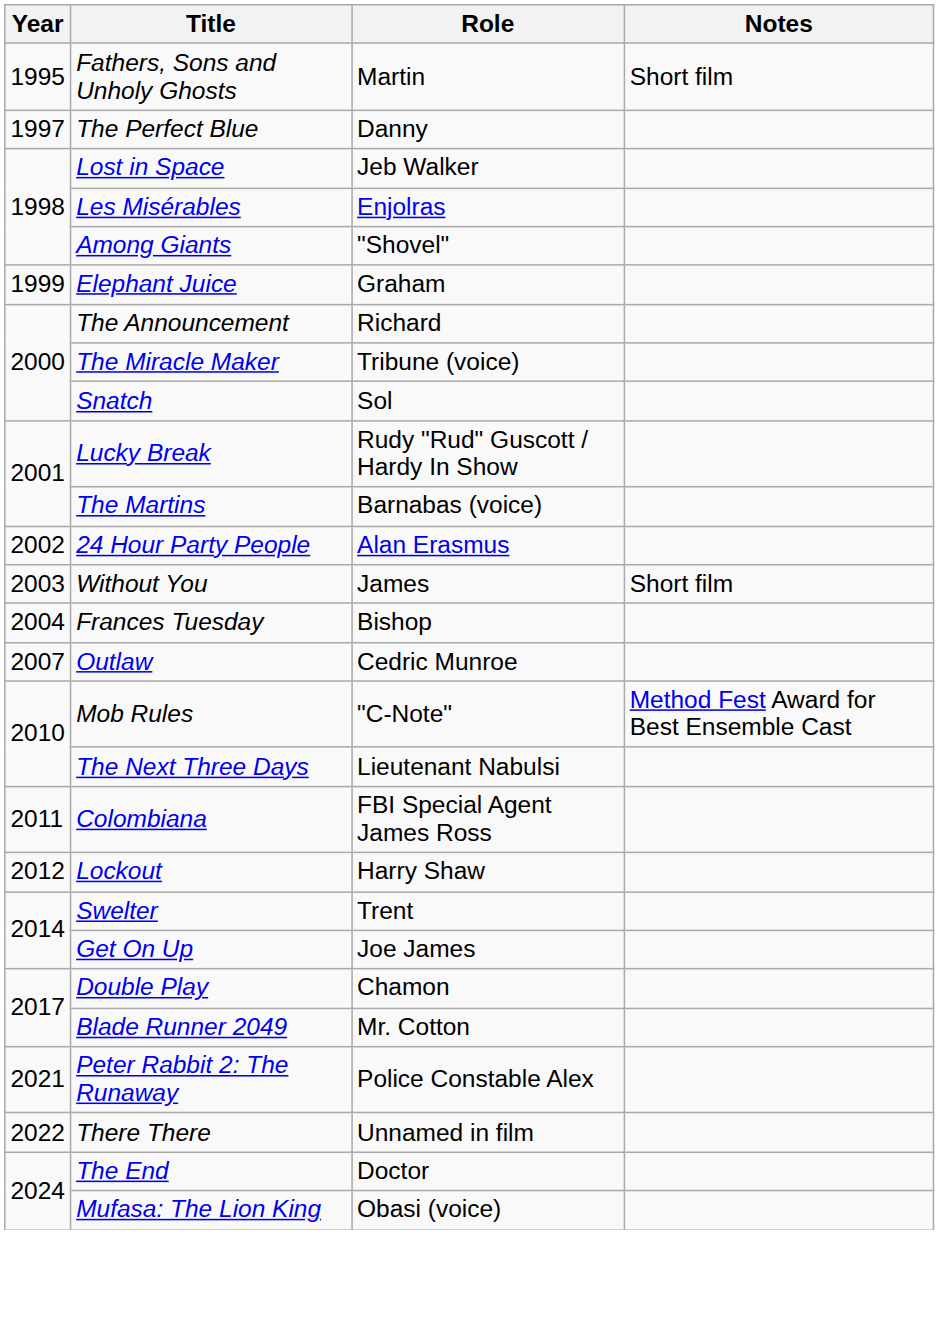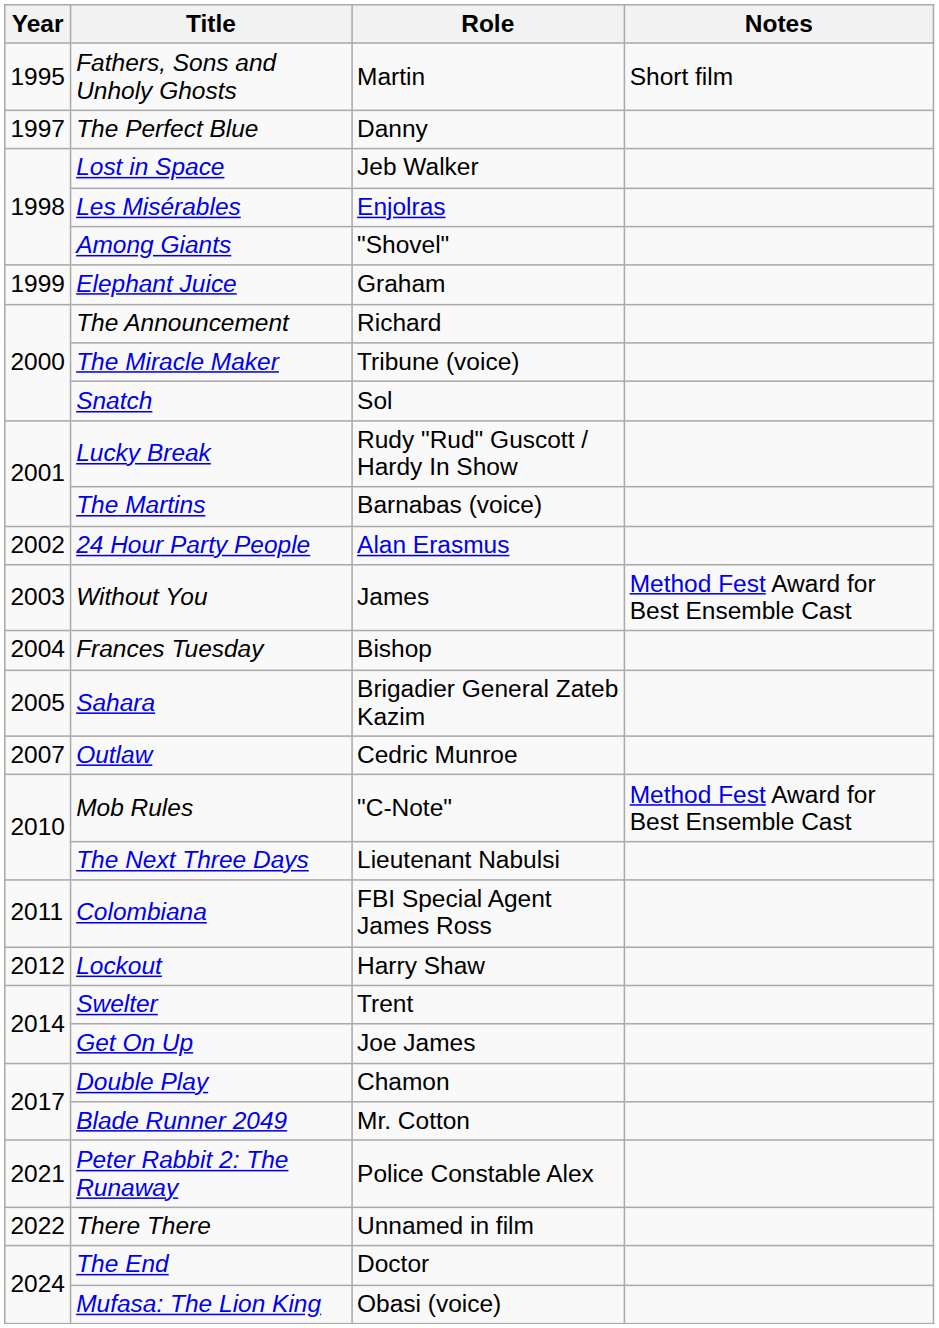(681, 583) Short film -> (753, 597) Method Fest Award for Best Ensemble Cast
+ row: (116, 702)
